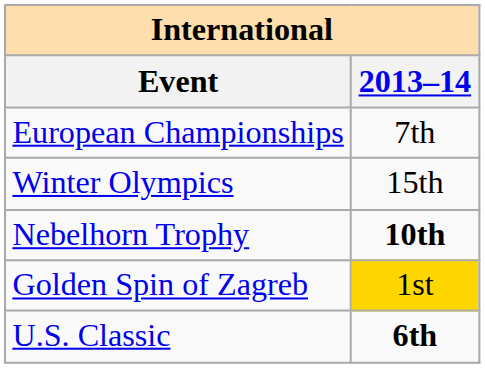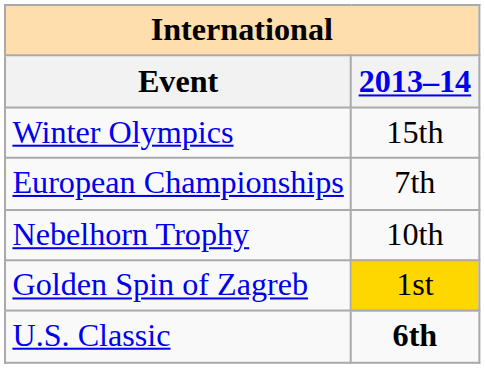rows swapped: (123, 183) <-> (178, 132)
(415, 234) bold -> (415, 234) normal
